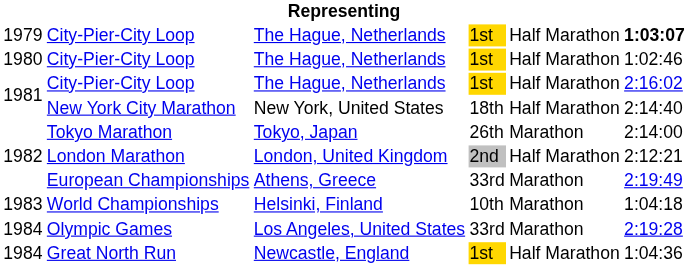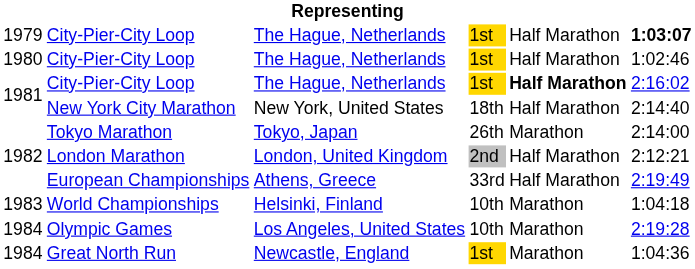(564, 83) normal -> (568, 83) bold
(546, 180) Marathon -> (564, 180) Half Marathon
(487, 228) 33rd -> (487, 228) 10th
(564, 253) Half Marathon -> (546, 253) Marathon
